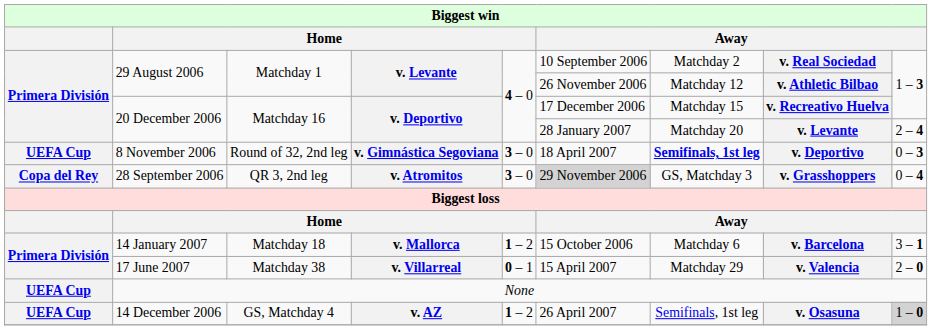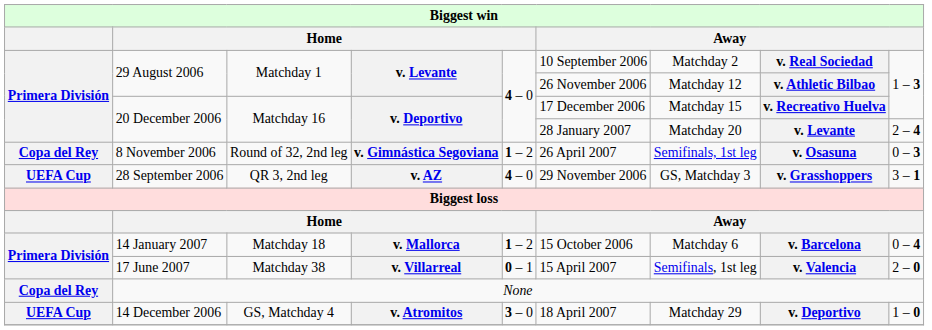(58, 152) UEFA Cup -> (58, 152) Copa del Rey
(519, 152) 3 – 0 -> (519, 152) 1 – 2
(578, 152) 18 April 2007 -> (578, 152) 26 April 2007
(707, 152) bold -> (705, 152) normal
(828, 152) v. Deportivo -> (825, 152) v. Osasuna
(58, 175) Copa del Rey -> (58, 175) UEFA Cup
(426, 175) v. Atromitos -> (426, 175) v. AZ
(519, 175) 3 – 0 -> (519, 175) 4 – 0
(593, 175) lightgrey background -> (593, 175) no background
(909, 175) 0 – 4 -> (906, 175) 3 – 1
(909, 244) 3 – 1 -> (906, 244) 0 – 4
(707, 267) Matchday 29 -> (705, 267) Semifinals, 1st leg
(58, 290) UEFA Cup -> (58, 290) Copa del Rey
(426, 313) v. AZ -> (426, 313) v. Atromitos
(519, 313) 1 – 2 -> (519, 313) 3 – 0
(578, 313) 26 April 2007 -> (578, 313) 18 April 2007
(707, 313) Semifinals, 1st leg -> (705, 313) Matchday 29
(828, 313) v. Osasuna -> (825, 313) v. Deportivo
(909, 313) lightgrey background -> (906, 313) no background
